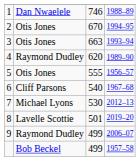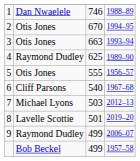(95, 57) 620 -> (95, 57) 625
(95, 103) 530 -> (95, 103) 503
